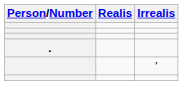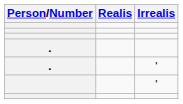+ row: (50, 66)
